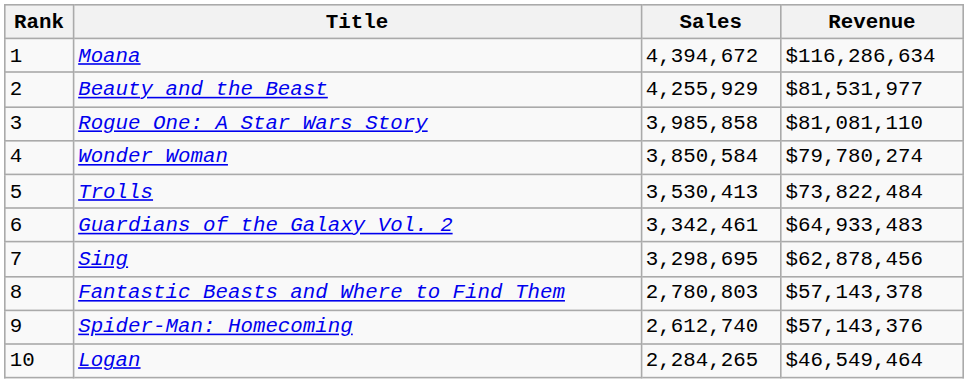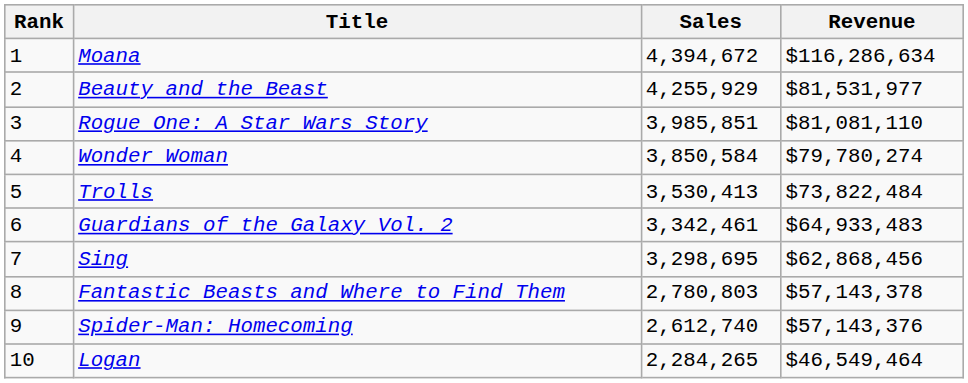(702, 123) 3,985,858 -> (702, 123) 3,985,851
(854, 259) $62,878,456 -> (854, 259) $62,868,456
